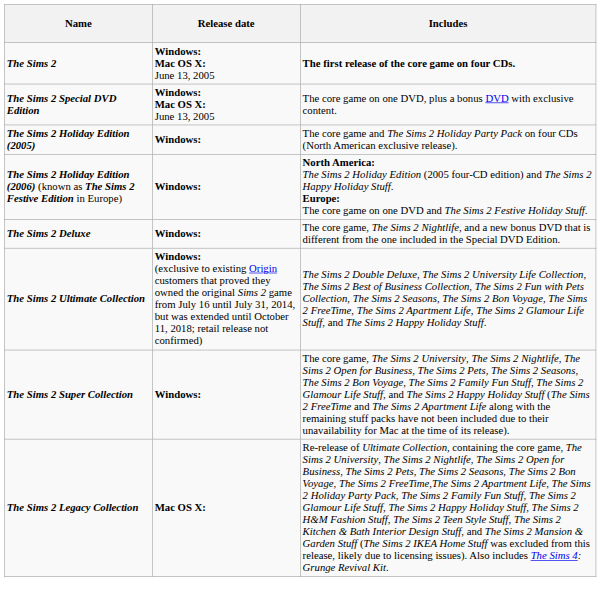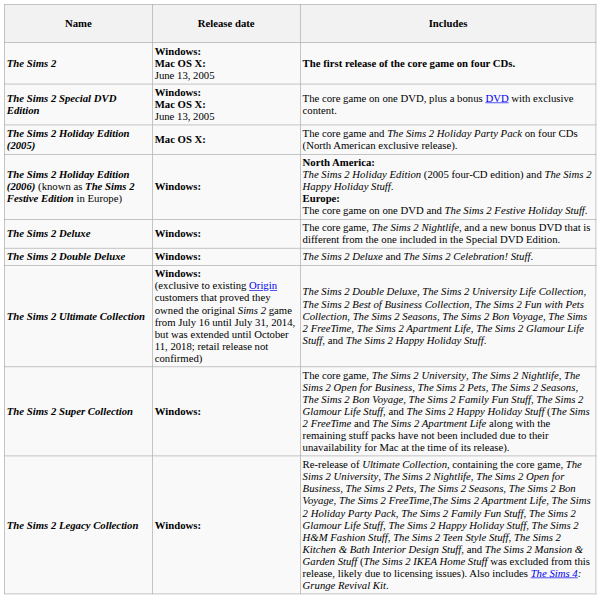(178, 139) Windows: -> (180, 139) Mac OS X:
+ row: (66, 257)
(180, 508) Mac OS X: -> (178, 525) Windows:
